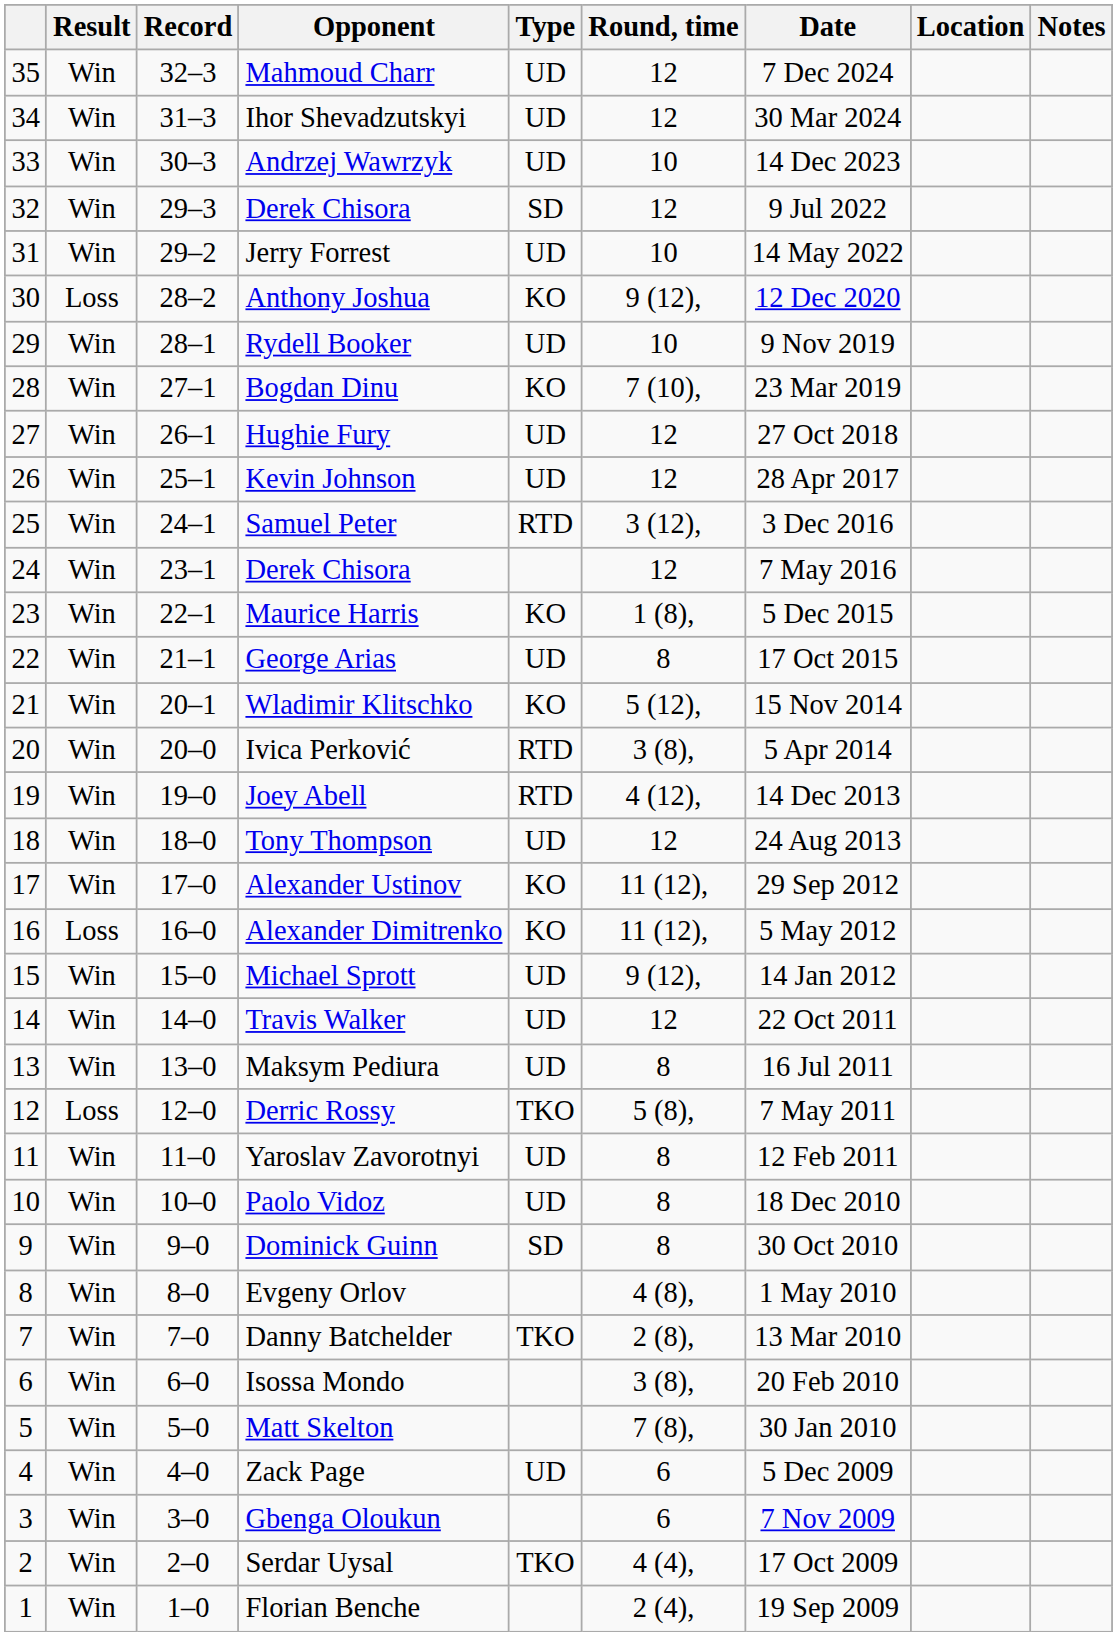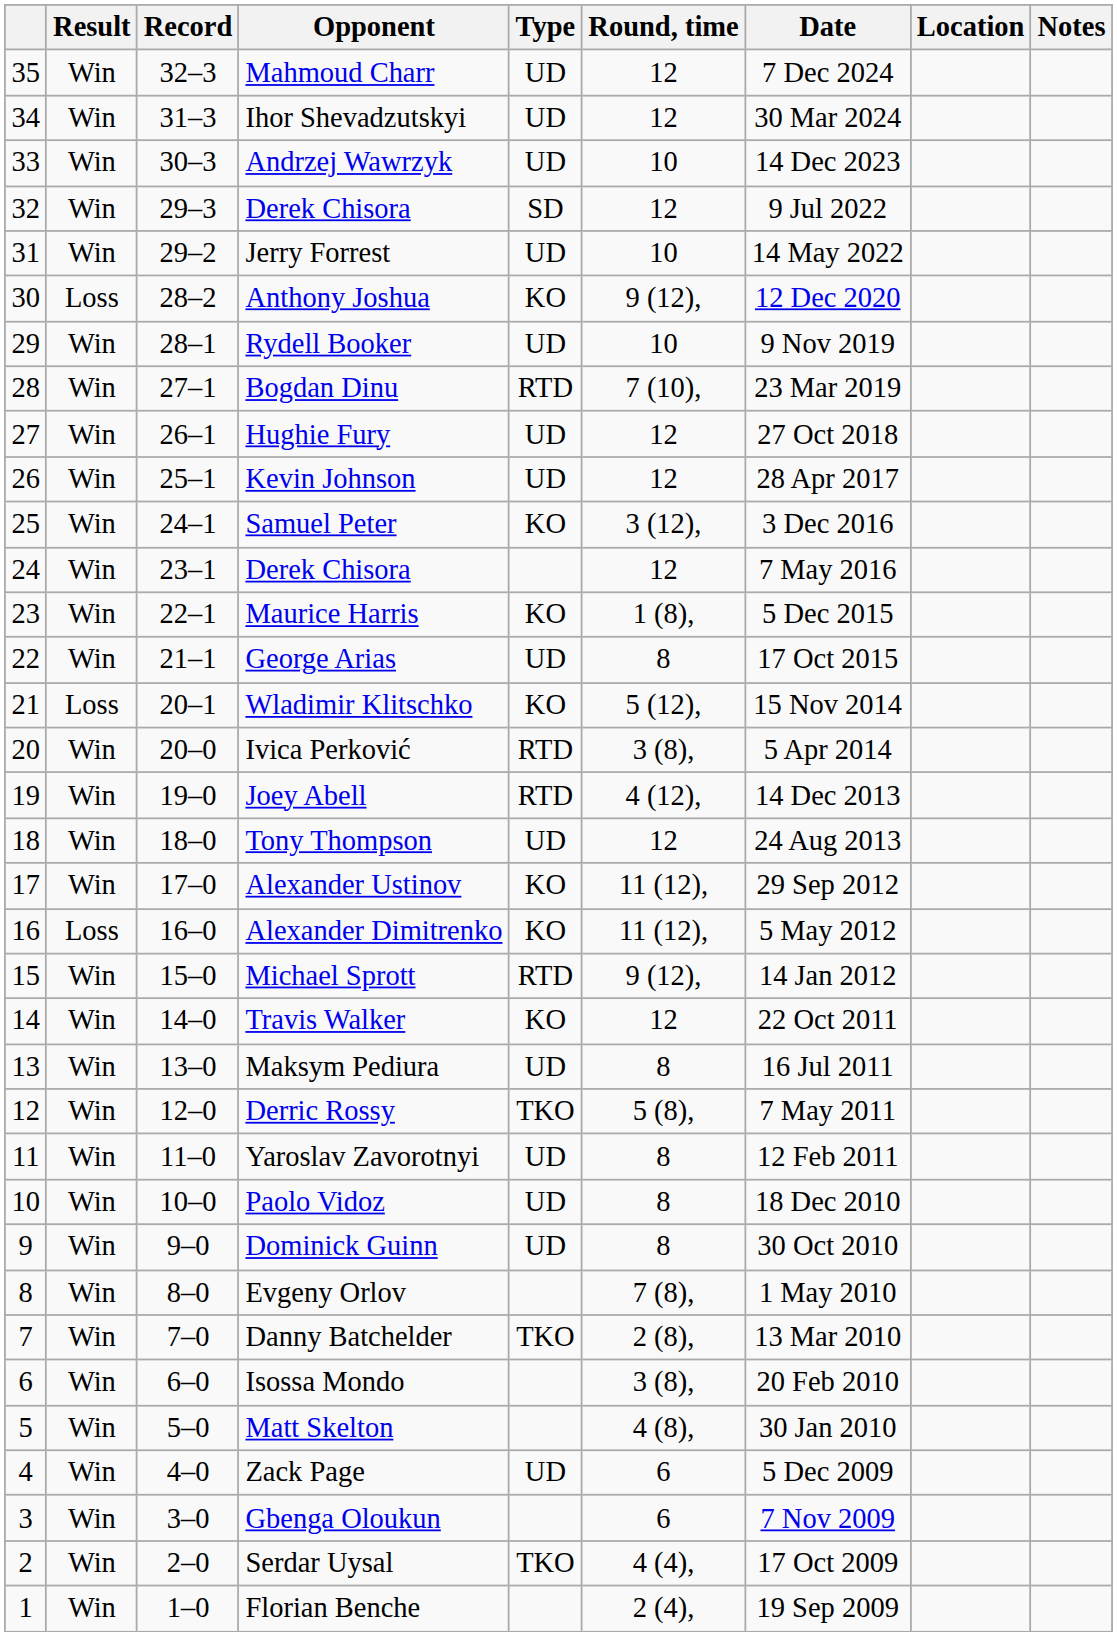(545, 388) KO -> (545, 388) RTD
(545, 523) RTD -> (545, 523) KO
(92, 704) Win -> (92, 704) Loss
(545, 975) UD -> (545, 975) RTD
(545, 1020) UD -> (545, 1020) KO
(92, 1111) Loss -> (92, 1111) Win
(545, 1246) SD -> (545, 1246) UD
(663, 1291) 4 (8), -> (663, 1291) 7 (8),
(663, 1427) 7 (8), -> (663, 1427) 4 (8),
